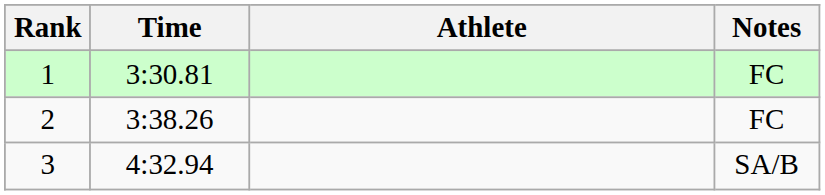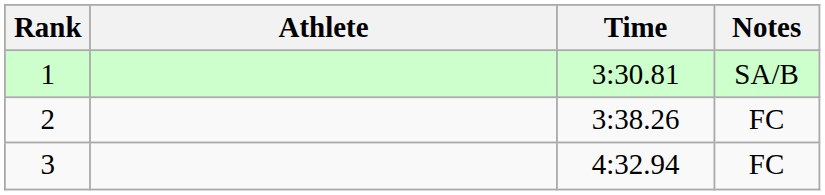columns swapped: (482, 27) <-> (170, 27)
(767, 73) FC -> (767, 73) SA/B
(767, 165) SA/B -> (767, 165) FC
